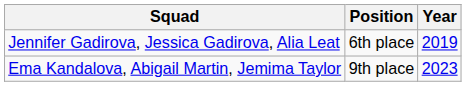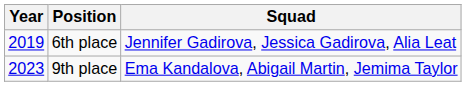columns swapped: (440, 17) <-> (175, 17)
